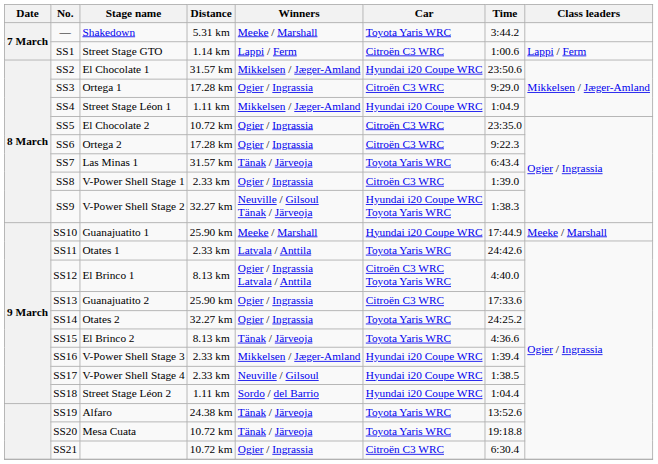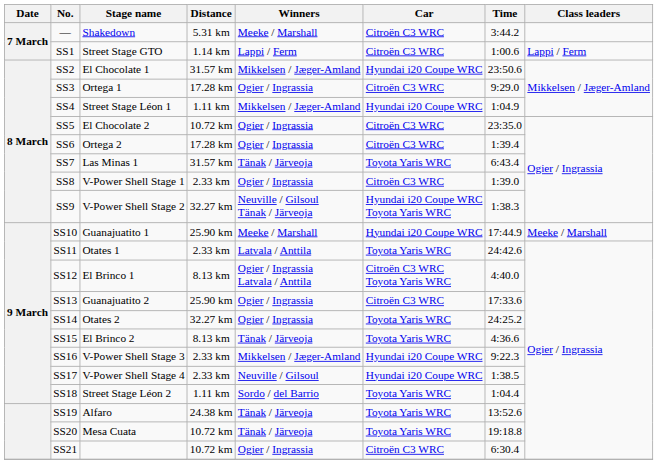(408, 32) Toyota Yaris WRC -> (405, 32) Citroën C3 WRC
(505, 143) 9:22.3 -> (505, 143) 1:39.4
(505, 356) 1:39.4 -> (505, 356) 9:22.3
(424, 393) Hyundai i20 Coupe WRC -> (408, 393) Toyota Yaris WRC
